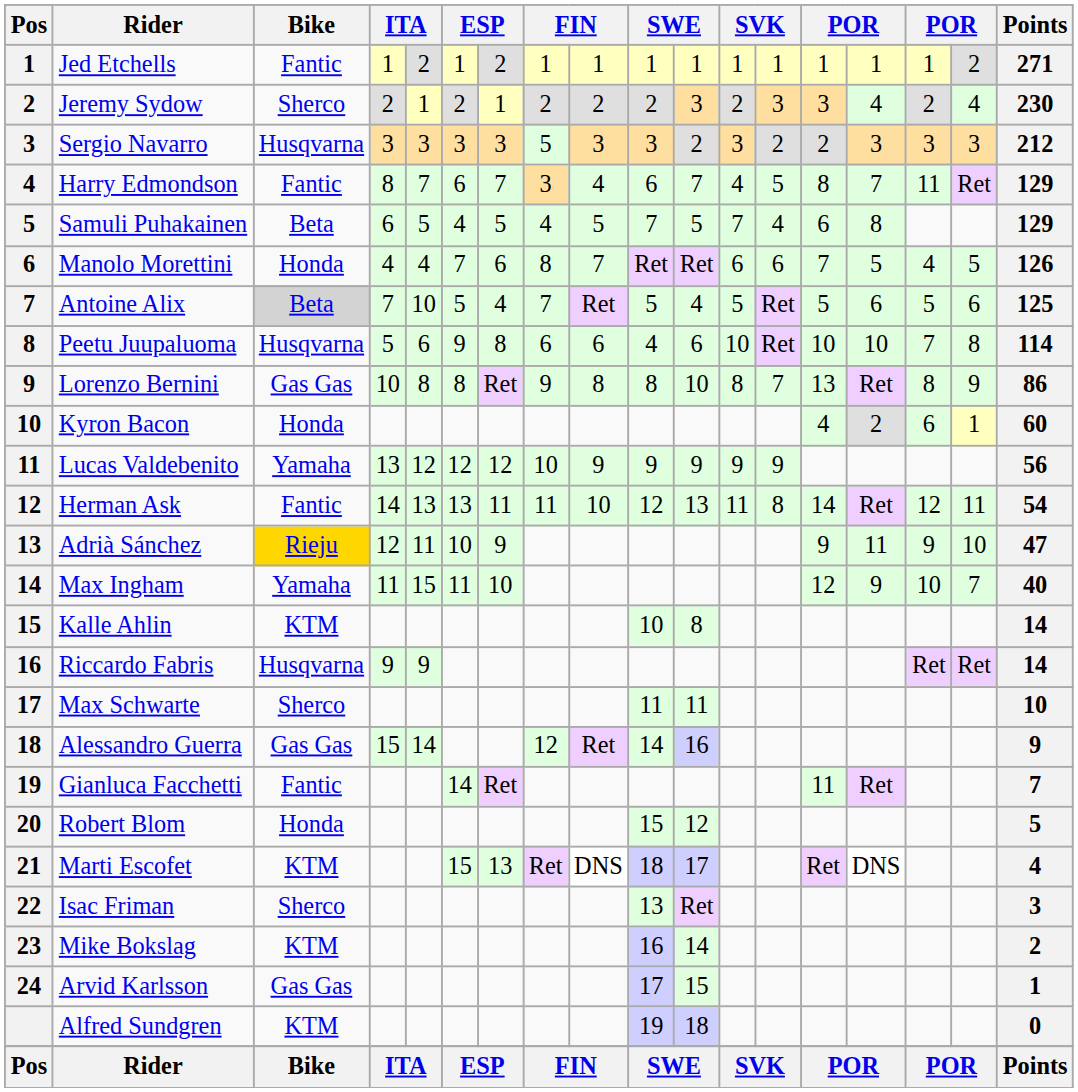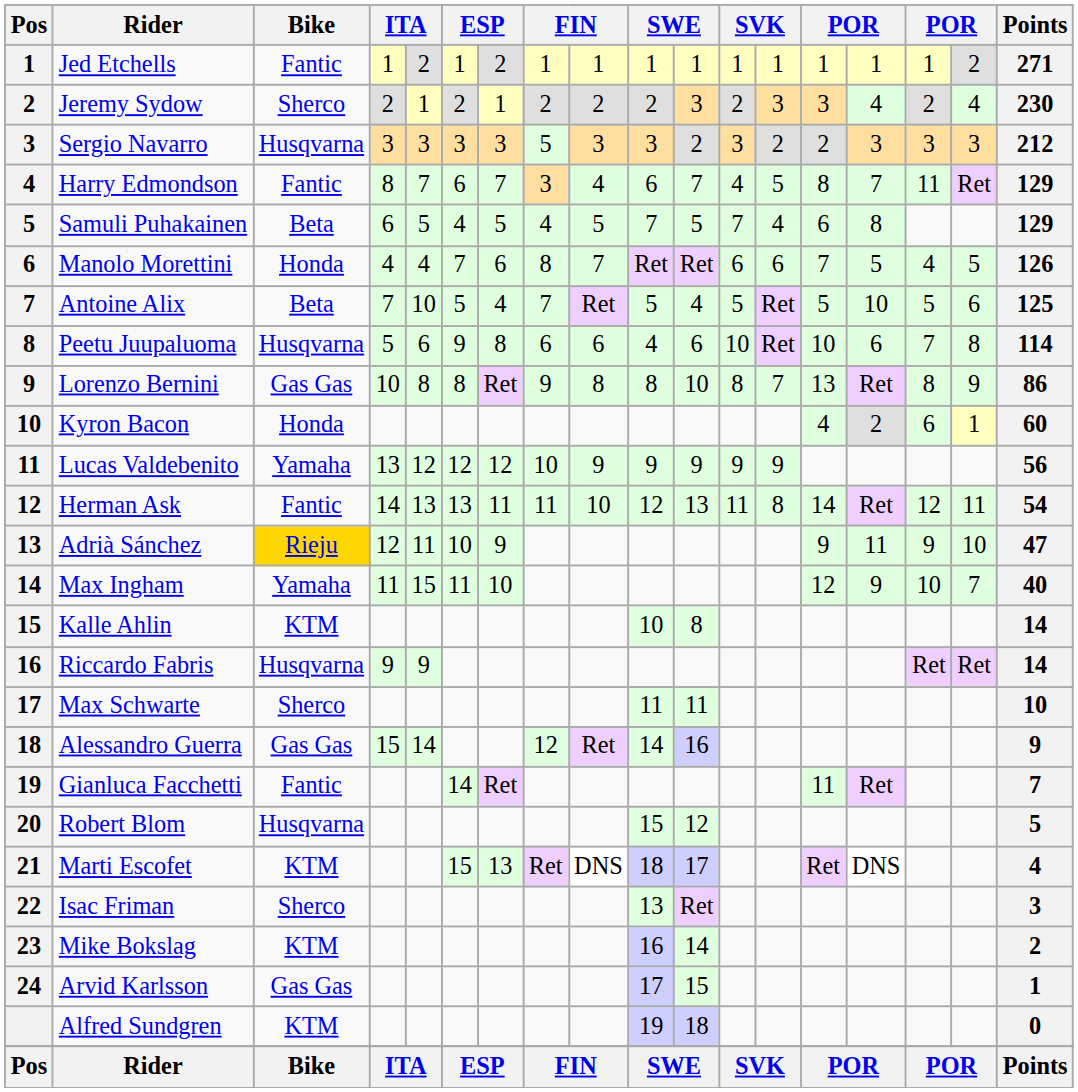(311, 304) lightgrey background -> (311, 304) no background
(876, 304) 6 -> (876, 304) 10
(876, 344) 10 -> (876, 344) 6
(311, 825) Honda -> (311, 825) Husqvarna
